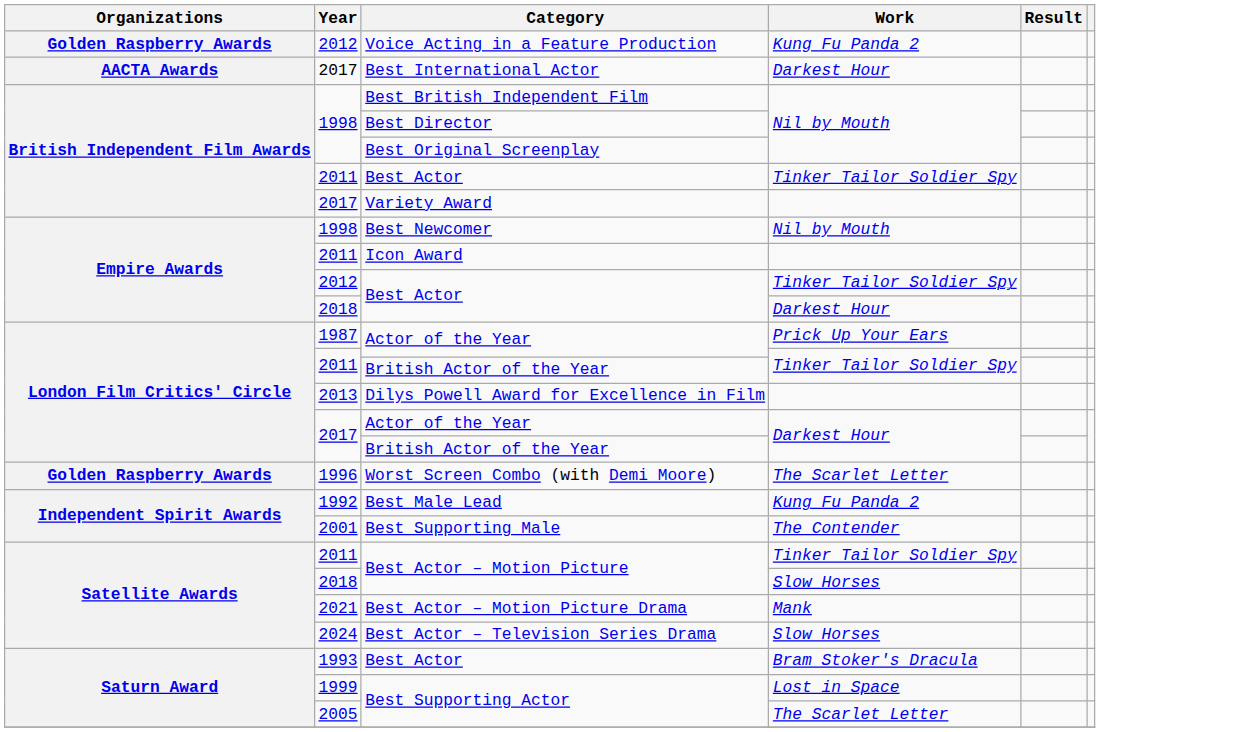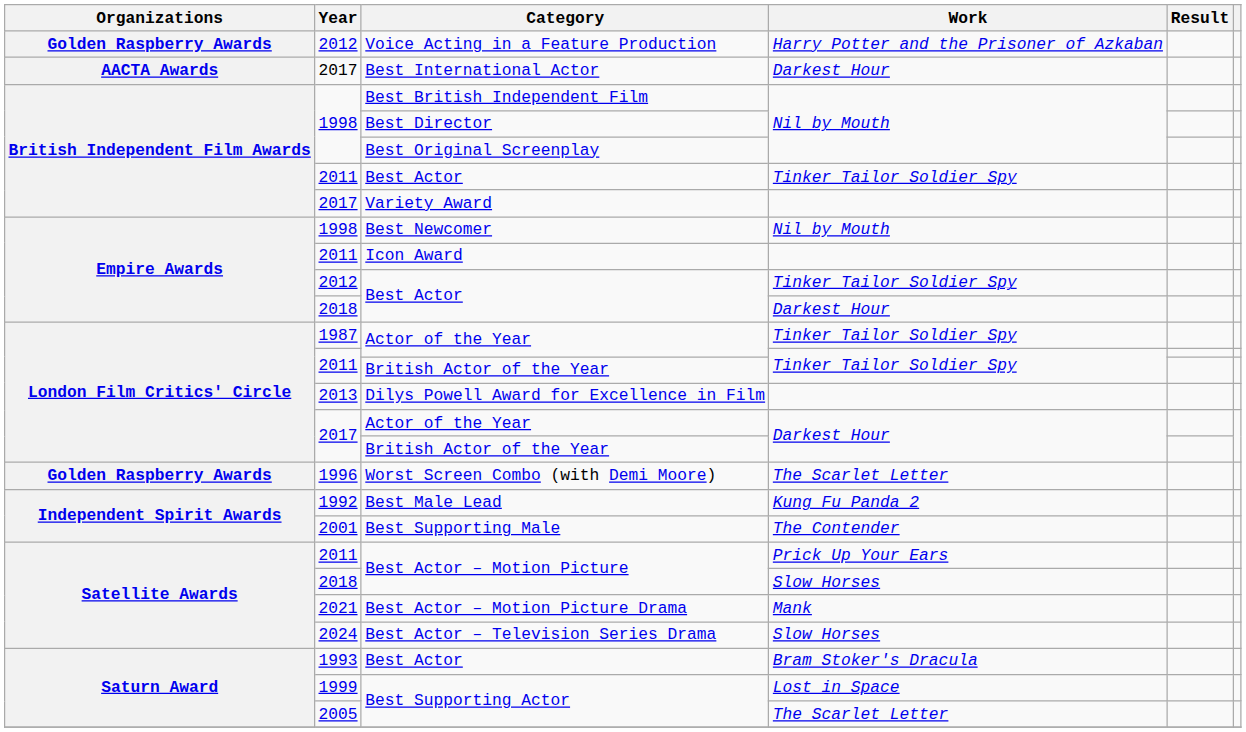(846, 44) Kung Fu Panda 2 -> (968, 44) Harry Potter and the Prisoner of Azkaban
(861, 336) Prick Up Your Ears -> (895, 336) Tinker Tailor Soldier Spy
(895, 555) Tinker Tailor Soldier Spy -> (861, 555) Prick Up Your Ears
